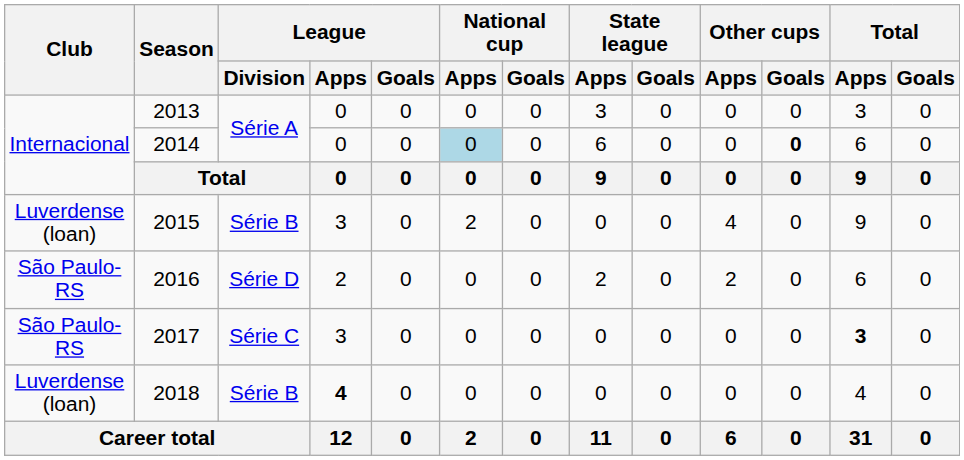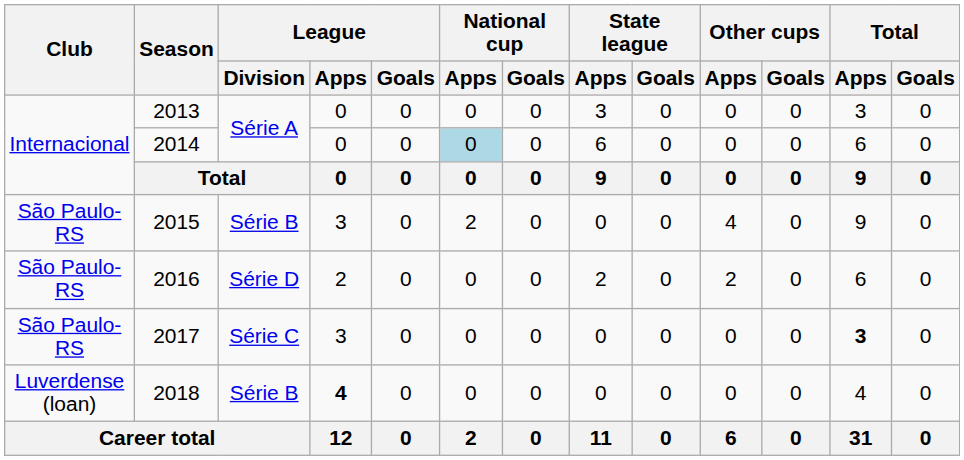(796, 144) bold -> (796, 144) normal
(69, 222) Luverdense (loan) -> (69, 222) São Paulo-RS
